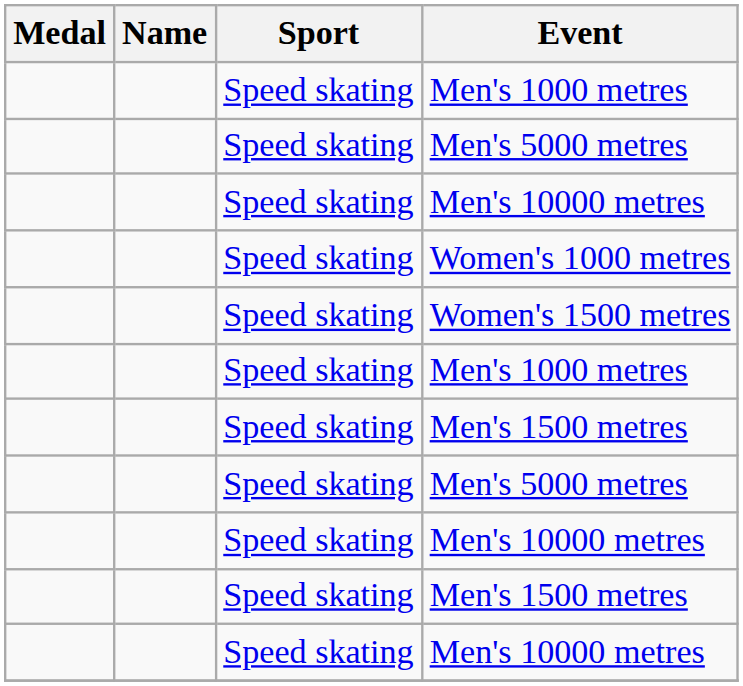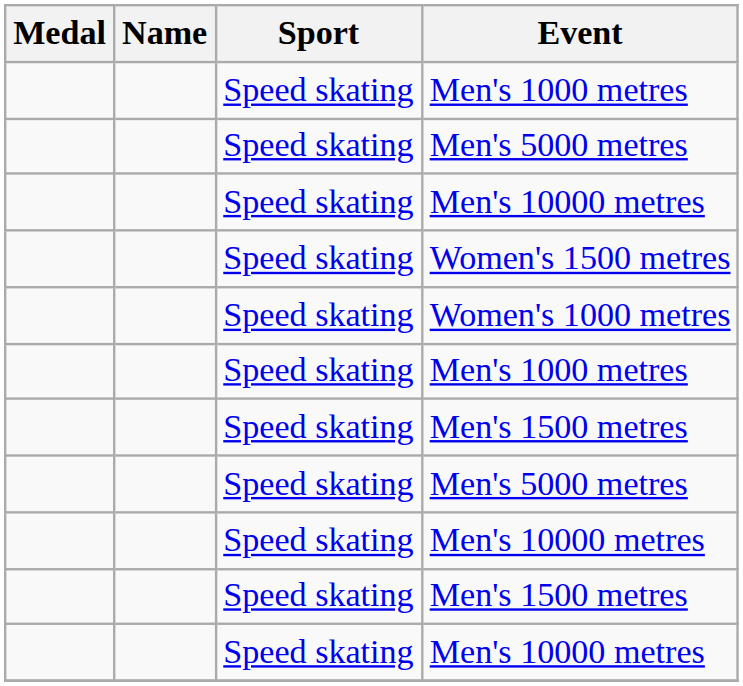rows swapped: (60, 259) <-> (60, 315)
